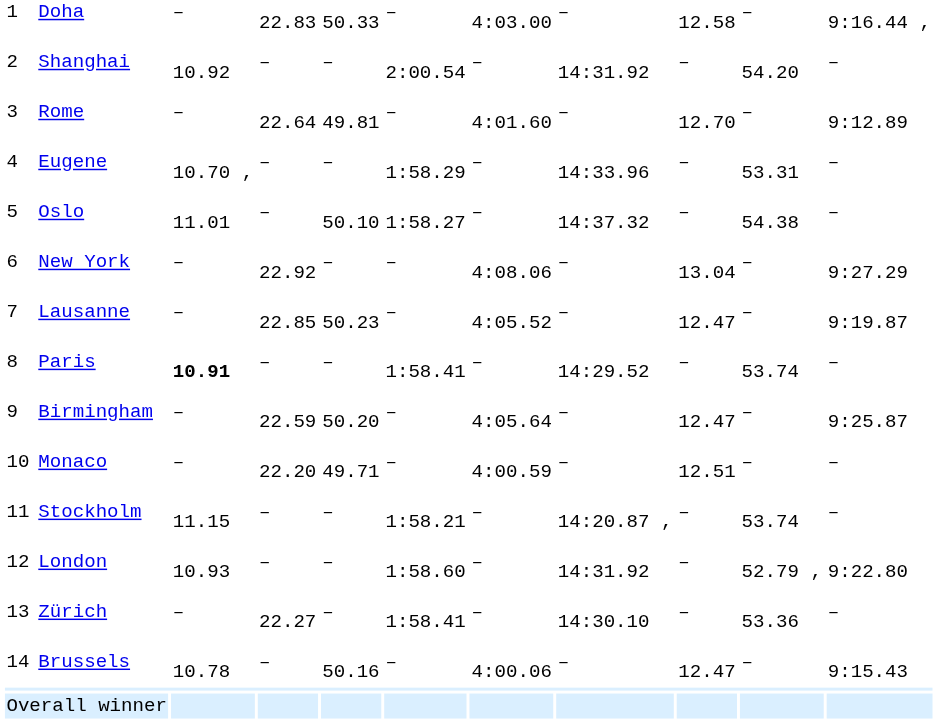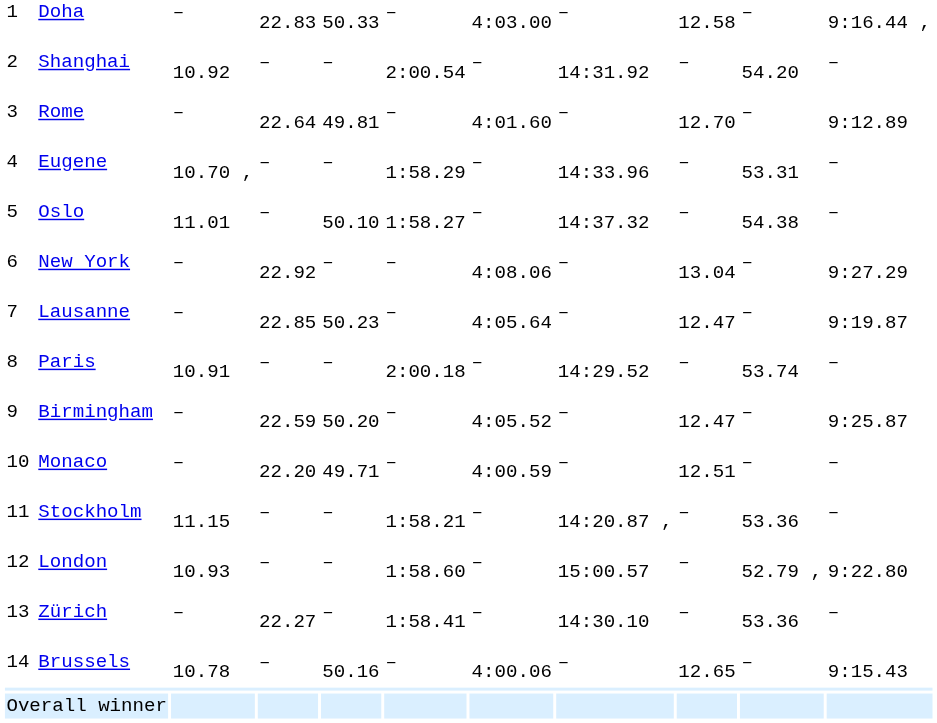(512, 322) 4:05.52 -> (512, 322) 4:05.64
(202, 372) bold -> (202, 372) normal
(426, 372) 1:58.41 -> (426, 372) 2:00.18
(512, 422) 4:05.64 -> (512, 422) 4:05.52
(770, 522) 53.74 -> (770, 522) 53.36
(604, 572) 14:31.92 -> (604, 572) 15:00.57
(707, 672) 12.47 -> (707, 672) 12.65
